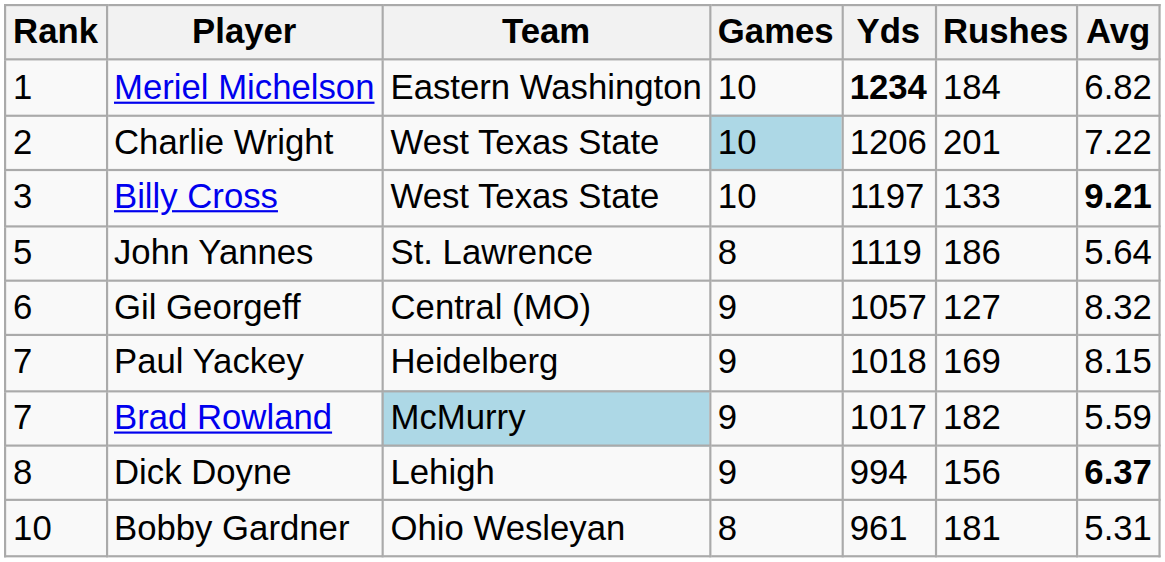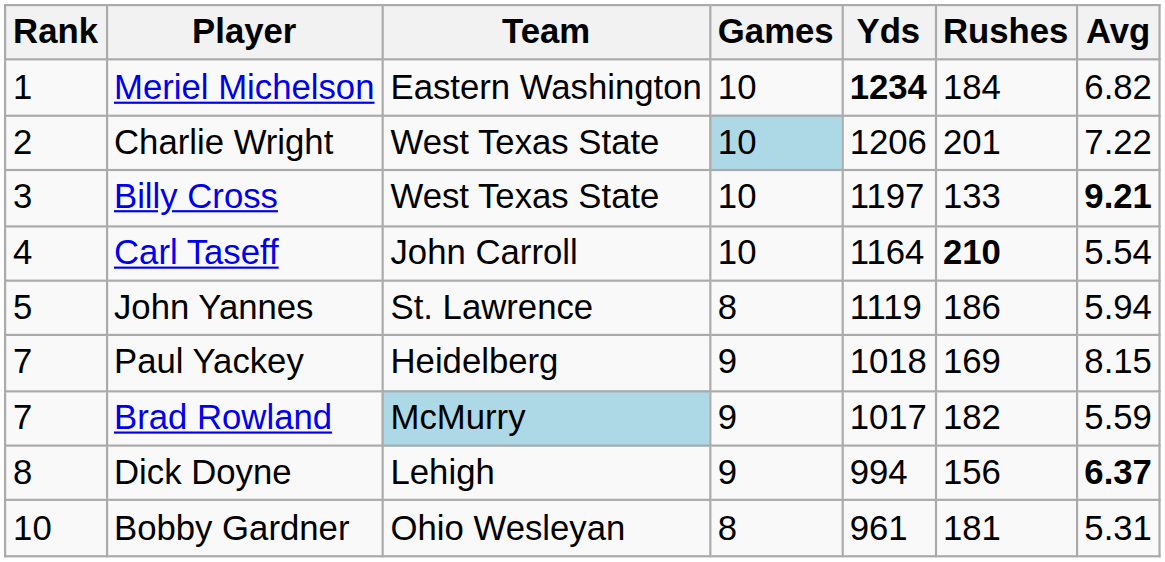+ row: (196, 252)
(1118, 252) 5.64 -> (1118, 307) 5.94
- row: (207, 307)
